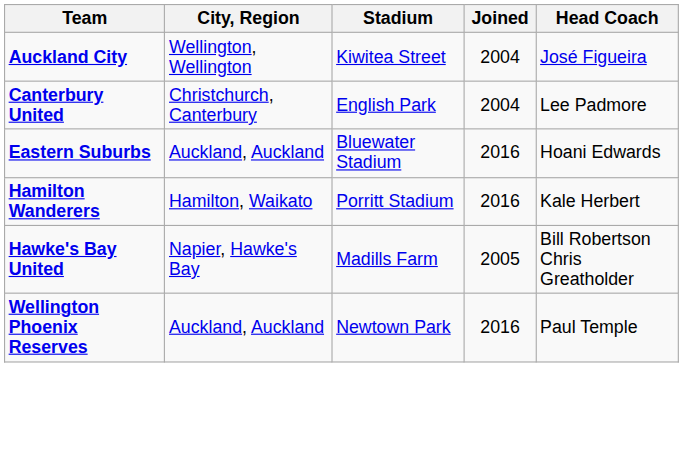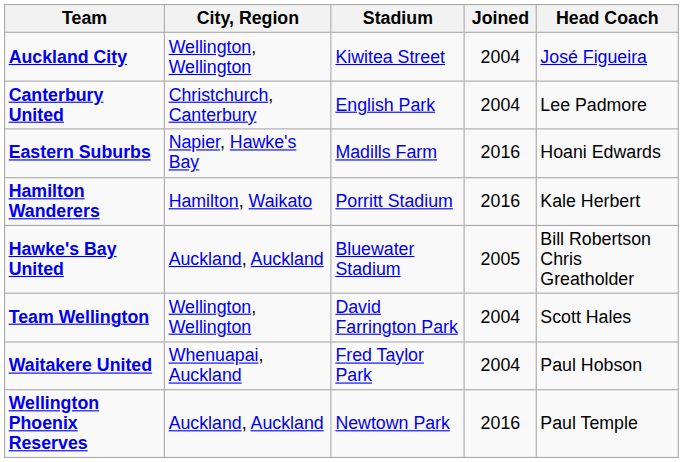(247, 153) Auckland, Auckland -> (233, 153) Napier, Hawke's Bay
(376, 153) Bluewater Stadium -> (386, 153) Madills Farm
(233, 259) Napier, Hawke's Bay -> (246, 259) Auckland, Auckland
(387, 259) Madills Farm -> (375, 259) Bluewater Stadium
+ row: (79, 317)
+ row: (80, 365)
